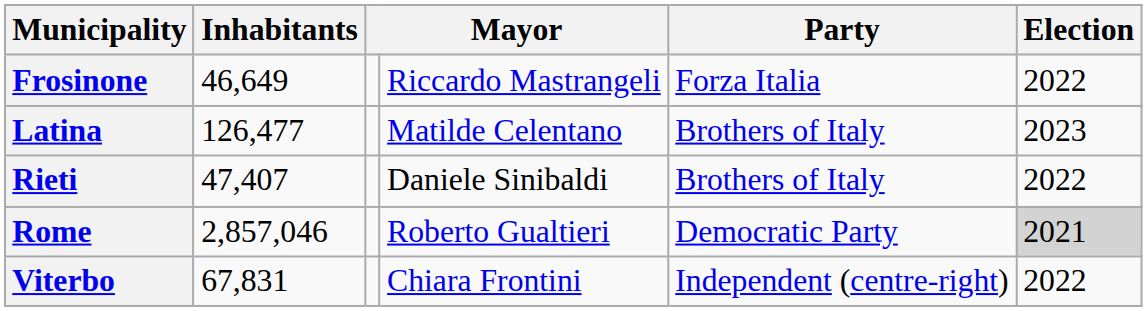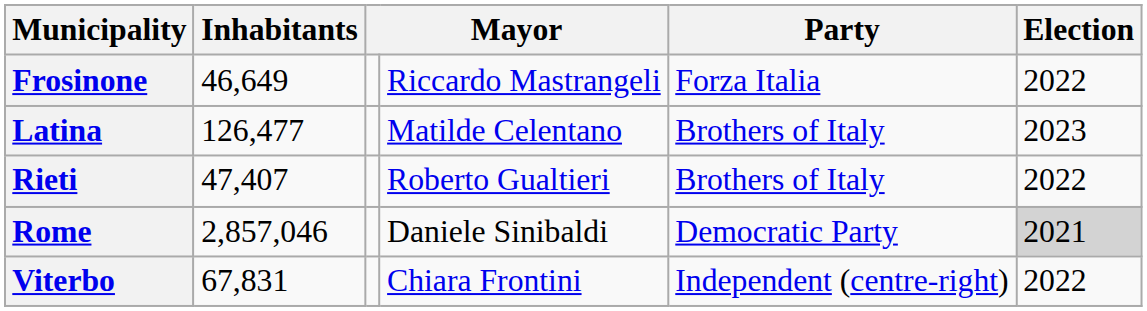(498, 180) Daniele Sinibaldi -> (498, 180) Roberto Gualtieri
(498, 230) Roberto Gualtieri -> (498, 230) Daniele Sinibaldi
